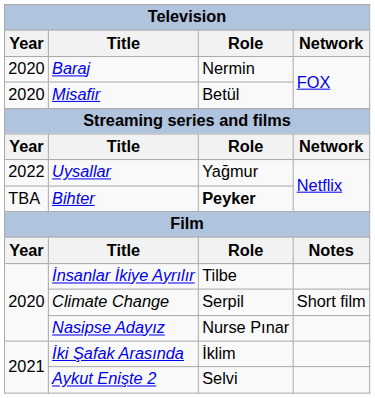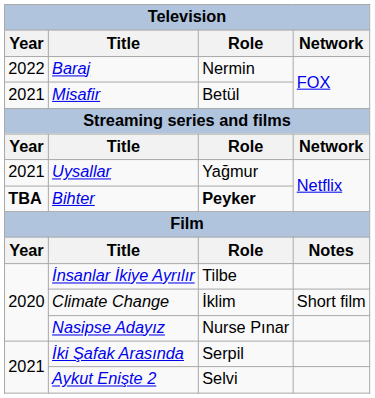(26, 69) 2020 -> (26, 69) 2022
(26, 95) 2020 -> (26, 95) 2021
(26, 172) 2022 -> (26, 172) 2021
(24, 198) normal -> (25, 198) bold
(223, 302) Serpil -> (219, 302) İklim
(219, 353) İklim -> (223, 353) Serpil
